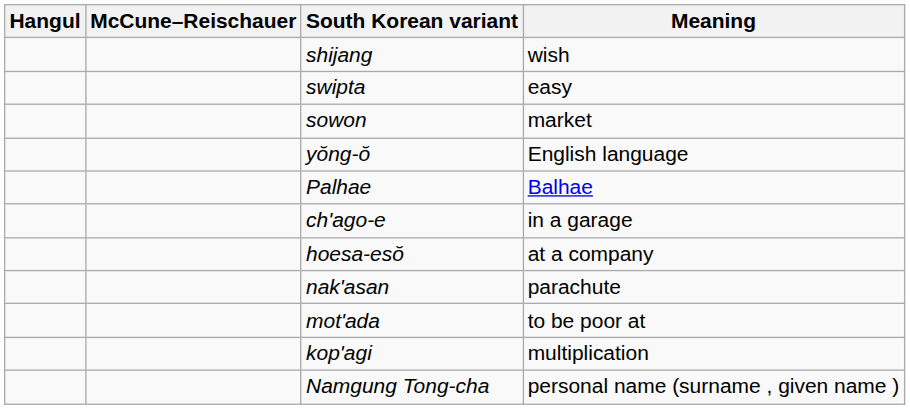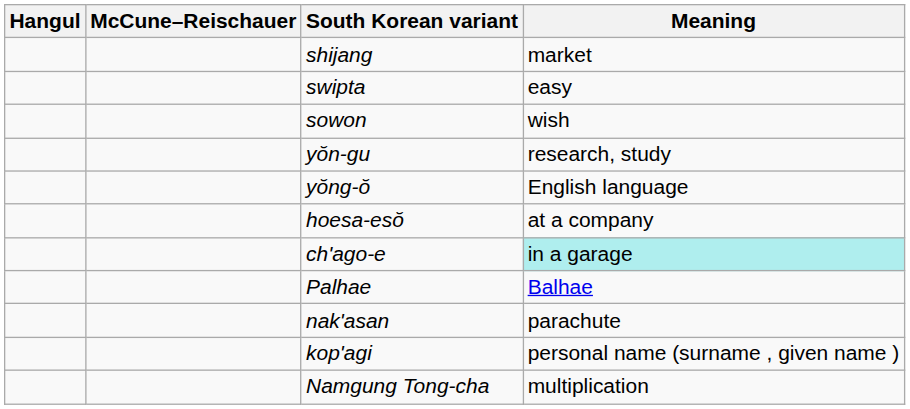(549, 54) wish -> (560, 54) market
(560, 120) market -> (549, 120) wish
+ row: (338, 154)
rows swapped: (355, 253) <-> (339, 187)
(580, 220) no background -> (580, 253) paleturquoise background
- row: (343, 320)
(588, 353) multiplication -> (713, 353) personal name (surname , given name )
(713, 386) personal name (surname , given name ) -> (588, 386) multiplication
